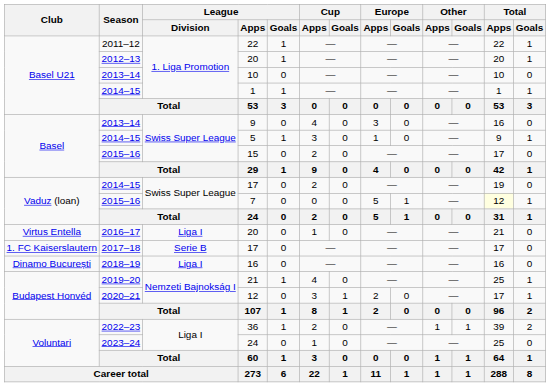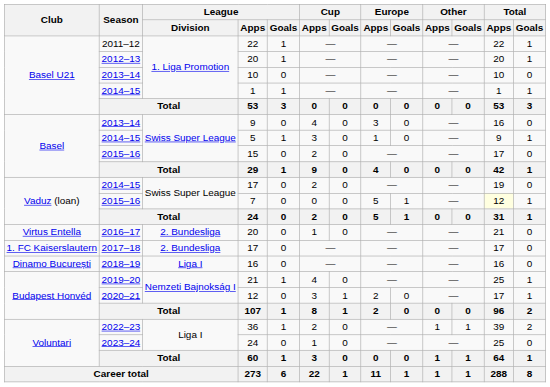(190, 232) Liga I -> (190, 232) 2. Bundesliga
(190, 248) Serie B -> (190, 248) 2. Bundesliga
